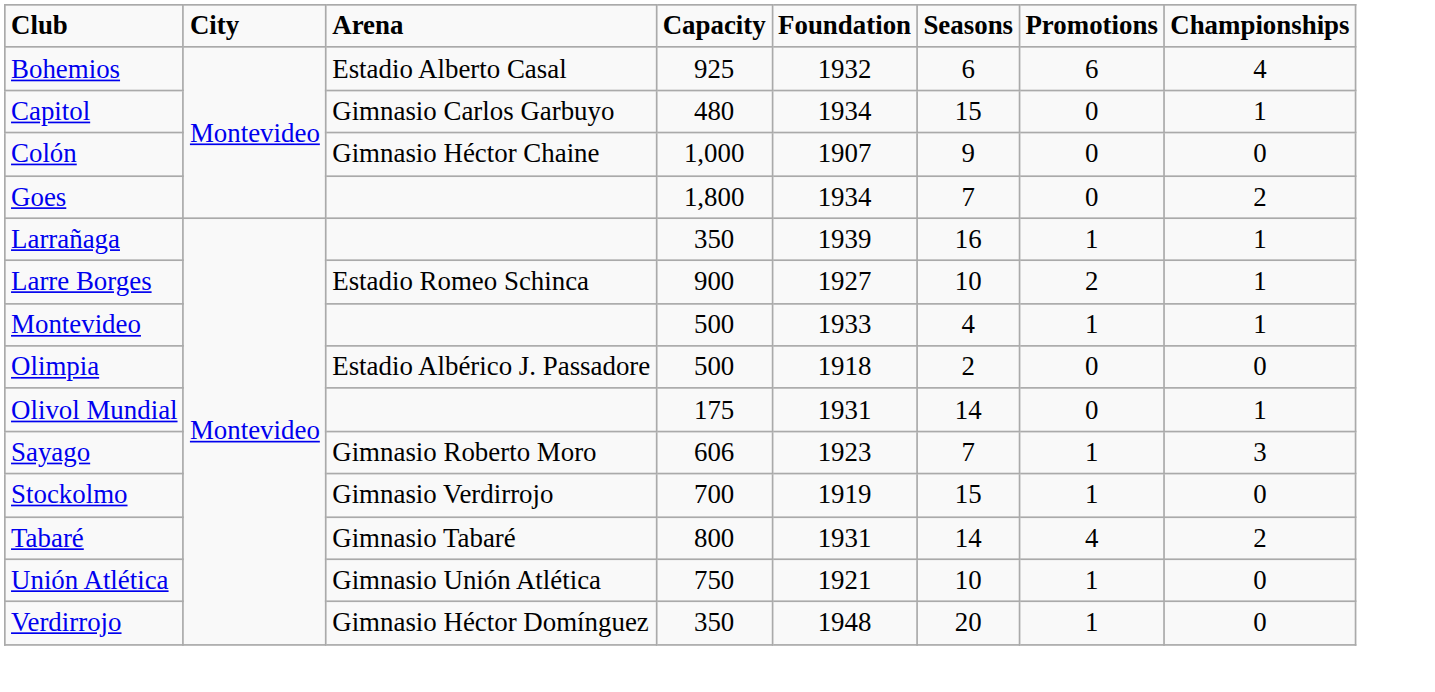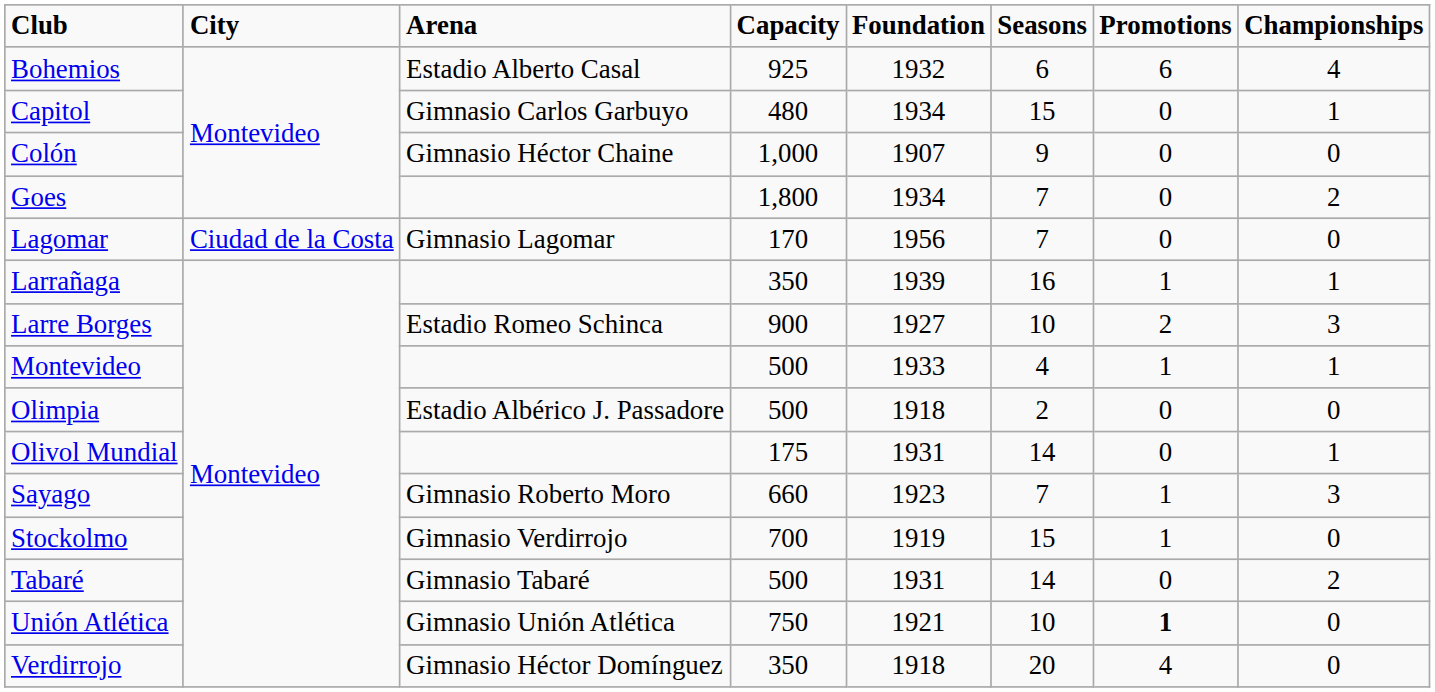+ row: (60, 238)
(1260, 281) 1 -> (1334, 324) 3
(714, 452) 606 -> (788, 494) 660
(714, 537) 800 -> (788, 580) 500
(1092, 537) 4 -> (1166, 580) 0
(1092, 580) normal -> (1166, 622) bold
(845, 622) 1948 -> (918, 665) 1918
(1092, 622) 1 -> (1166, 665) 4
